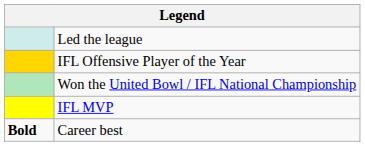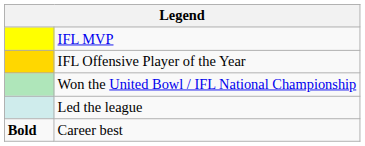rows swapped: (86, 107) <-> (100, 38)
